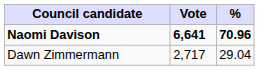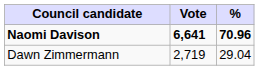(189, 55) 2,717 -> (189, 55) 2,719
